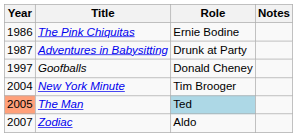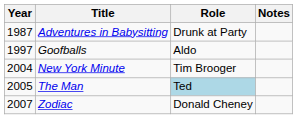- row: (86, 31)
(213, 68) Donald Cheney -> (185, 50) Aldo
(20, 104) lightsalmon background -> (20, 86) no background
(185, 123) Aldo -> (213, 104) Donald Cheney
